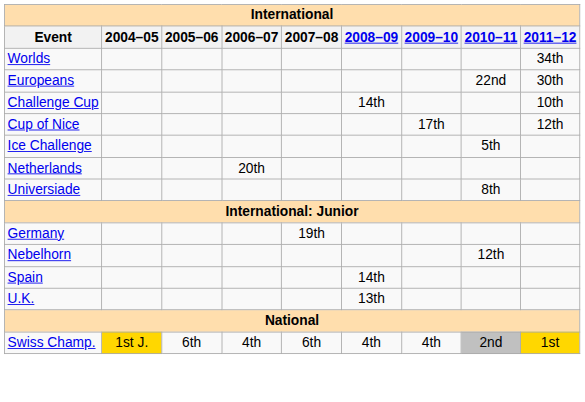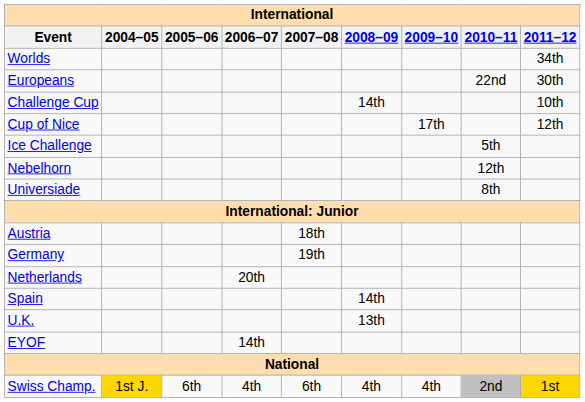rows swapped: (39, 255) <-> (45, 168)
+ row: (29, 233)
+ row: (26, 342)
